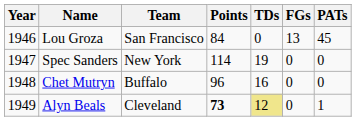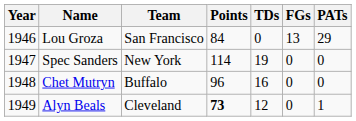(324, 37) 45 -> (324, 37) 29
(261, 104) khaki background -> (261, 104) no background
